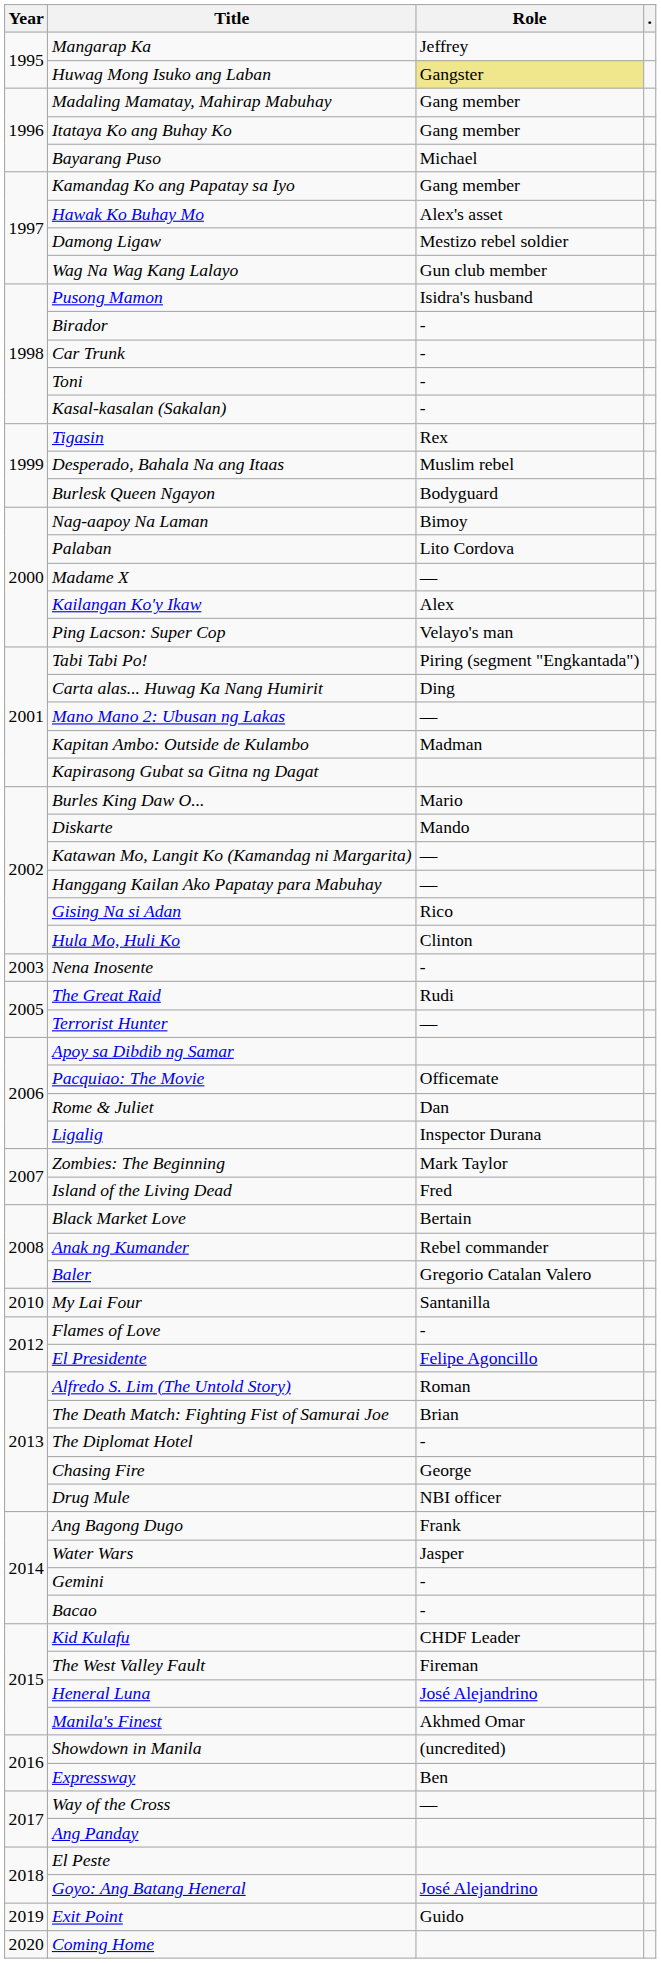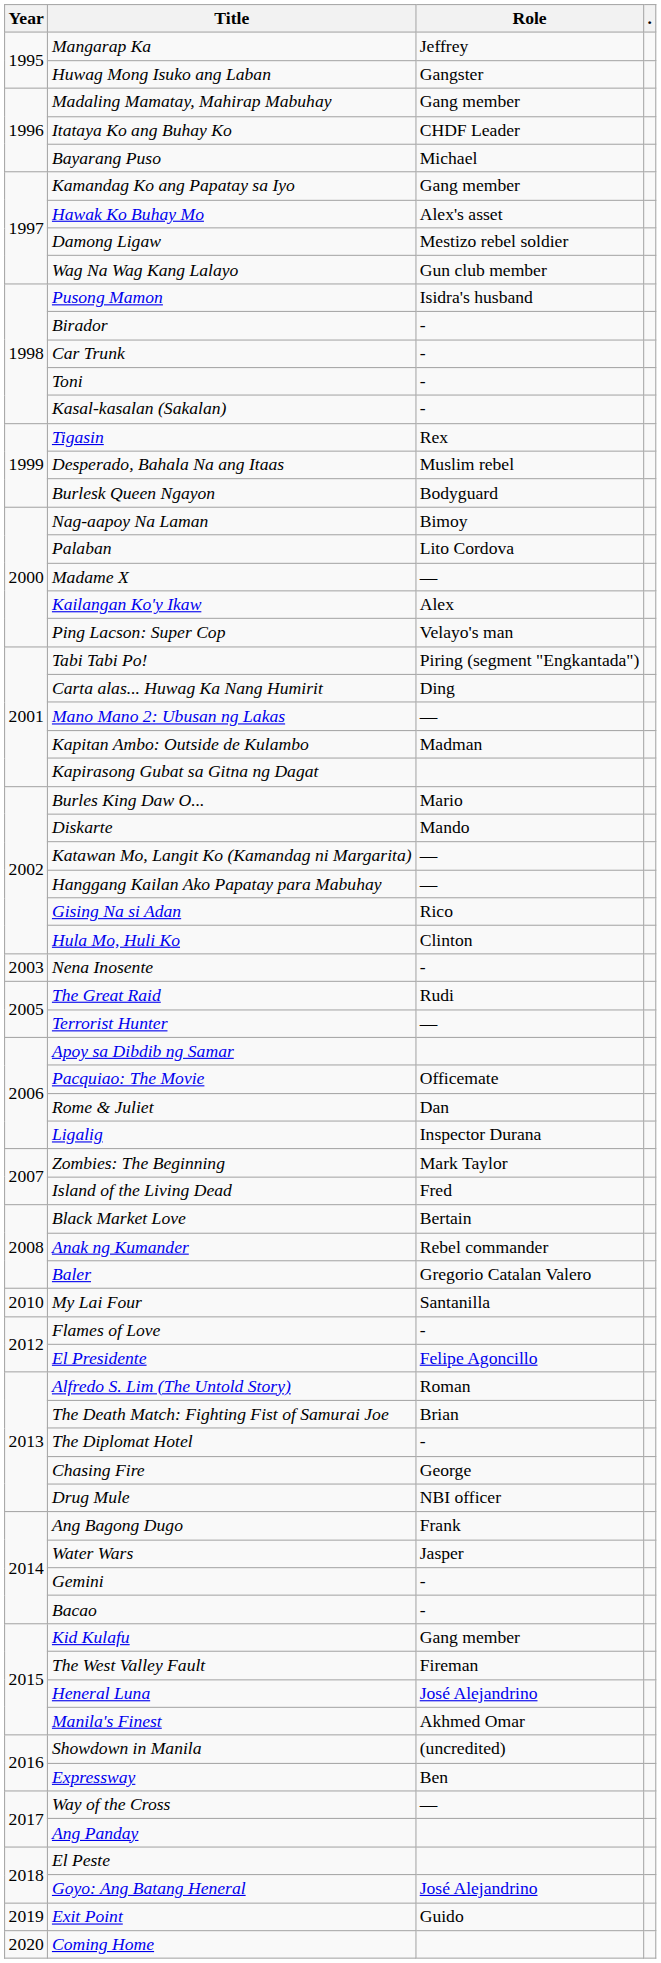(451, 74) khaki background -> (451, 74) no background
(470, 130) Gang member -> (470, 130) CHDF Leader
(470, 1637) CHDF Leader -> (470, 1637) Gang member
